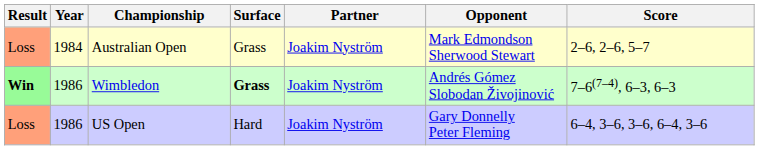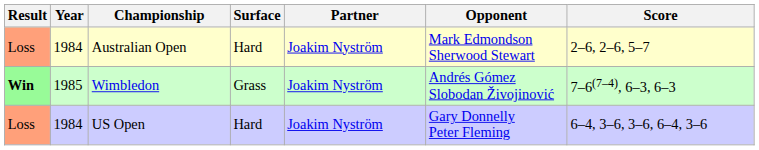(250, 46) Grass -> (248, 46) Hard
(68, 85) 1986 -> (68, 85) 1985
(251, 85) bold -> (250, 85) normal
(68, 124) 1986 -> (68, 124) 1984
